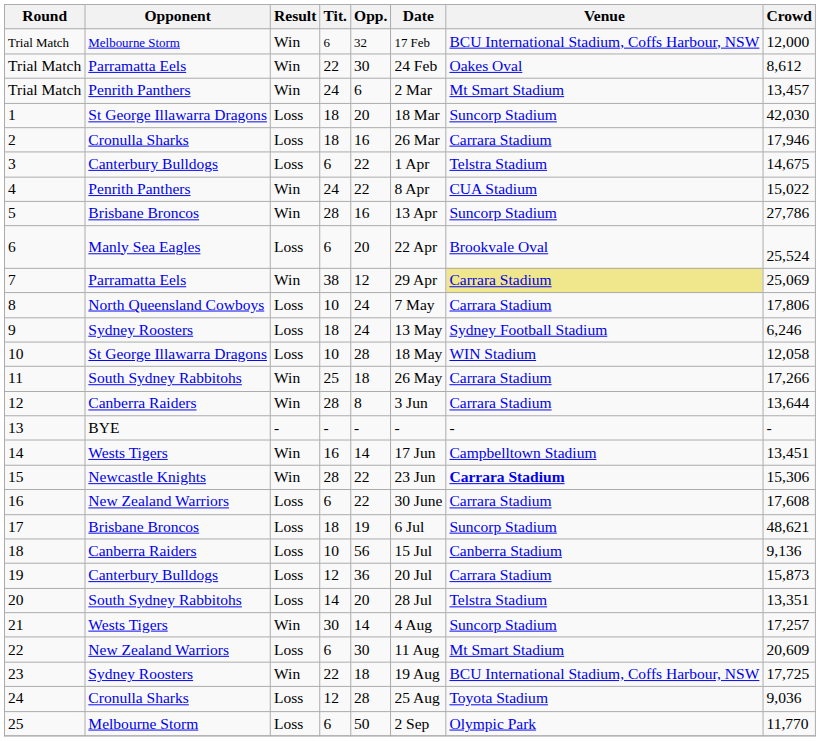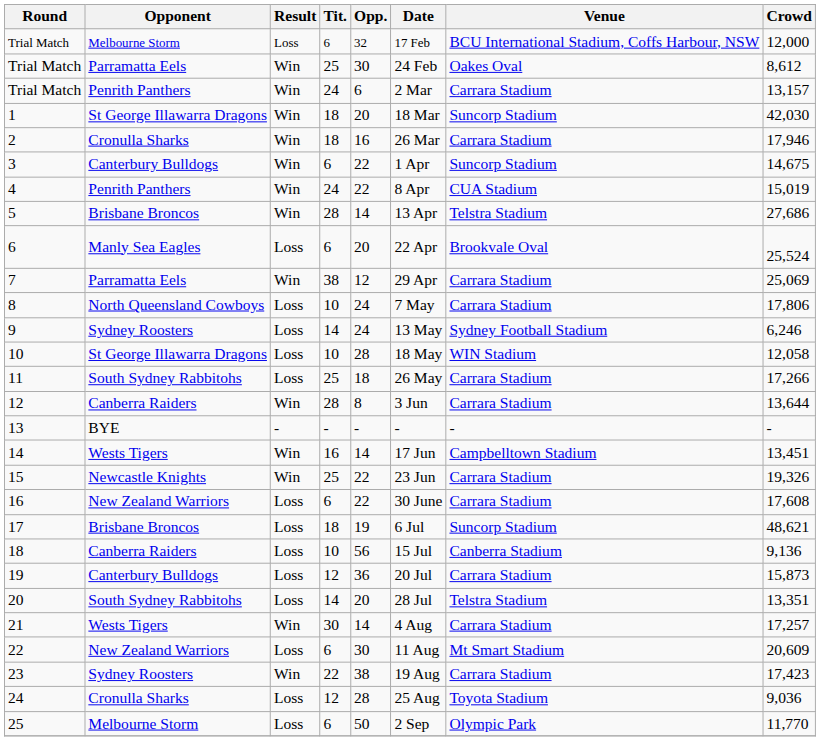(287, 41) Win -> (286, 42) Loss
(331, 66) 22 -> (331, 66) 25
(507, 90) Mt Smart Stadium -> (501, 90) Carrara Stadium
(788, 90) 13,457 -> (788, 90) 13,157
(289, 115) Loss -> (287, 115) Win
(289, 139) Loss -> (287, 139) Win
(289, 164) Loss -> (287, 164) Win
(498, 164) Telstra Stadium -> (503, 164) Suncorp Stadium
(788, 189) 15,022 -> (788, 189) 15,019
(362, 213) 16 -> (362, 213) 14
(503, 213) Suncorp Stadium -> (498, 213) Telstra Stadium
(788, 213) 27,786 -> (788, 213) 27,686
(501, 280) khaki background -> (501, 280) no background
(331, 329) 18 -> (331, 329) 14
(287, 378) Win -> (289, 378) Loss
(331, 477) 28 -> (331, 477) 25
(507, 477) bold -> (501, 477) normal
(788, 477) 15,306 -> (788, 477) 19,326
(503, 624) Suncorp Stadium -> (501, 624) Carrara Stadium
(362, 674) 18 -> (362, 674) 38
(604, 674) BCU International Stadium, Coffs Harbour, NSW -> (501, 674) Carrara Stadium
(788, 674) 17,725 -> (788, 674) 17,423
